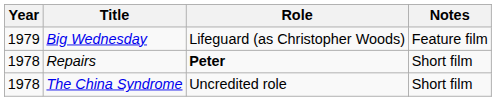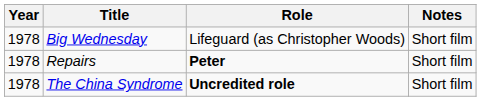(24, 38) 1979 -> (24, 38) 1978
(450, 38) Feature film -> (442, 38) Short film
(238, 84) normal -> (242, 84) bold
